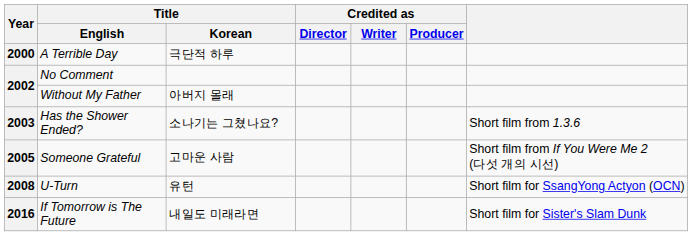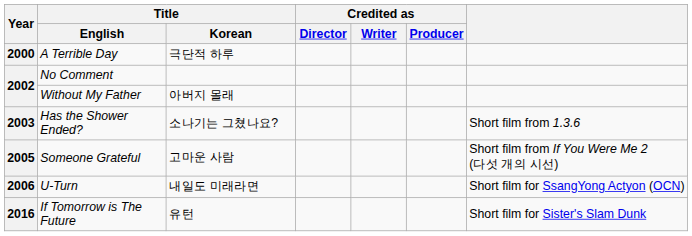(21, 186) 2008 -> (21, 186) 2006
(182, 186) 유턴 -> (214, 186) 내일도 미래라면
(214, 214) 내일도 미래라면 -> (182, 214) 유턴
